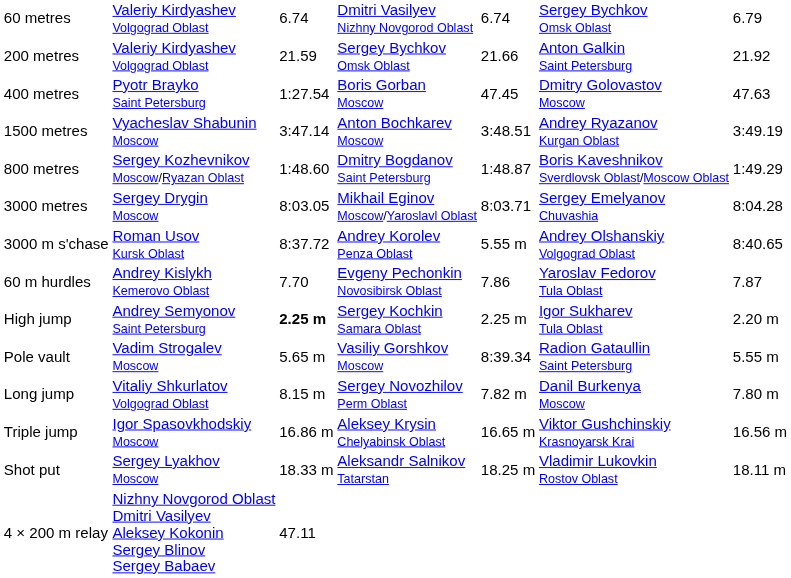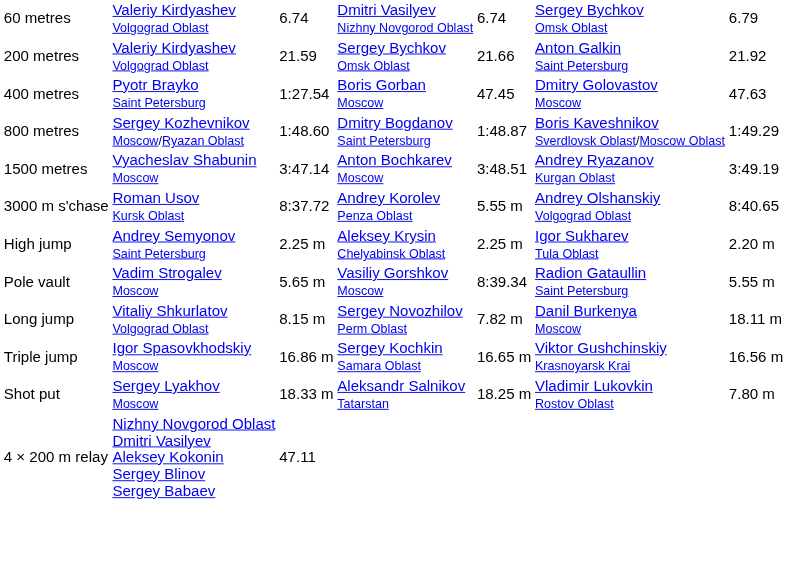rows swapped: (41, 169) <-> (46, 131)
- row: (46, 206)
- row: (47, 281)
(303, 319) bold -> (302, 244) normal
(390, 319) Sergey Kochkin Samara Oblast -> (391, 244) Aleksey Krysin Chelyabinsk Oblast
(756, 394) 7.80 m -> (755, 319) 18.11 m
(391, 432) Aleksey Krysin Chelyabinsk Oblast -> (390, 357) Sergey Kochkin Samara Oblast
(759, 469) 18.11 m -> (752, 394) 7.80 m
